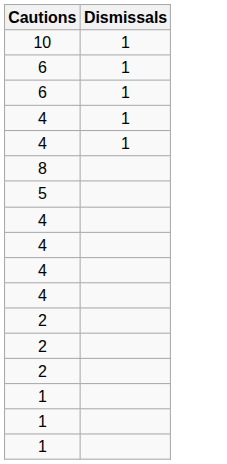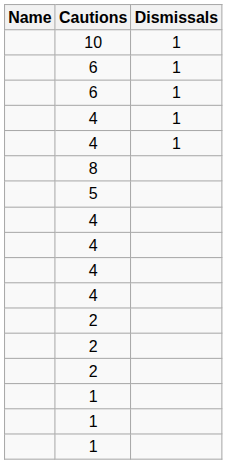+ column: (30, 17)
